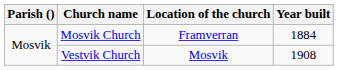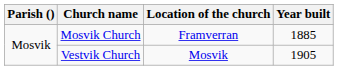(303, 34) 1884 -> (303, 34) 1885
(303, 55) 1908 -> (303, 55) 1905
